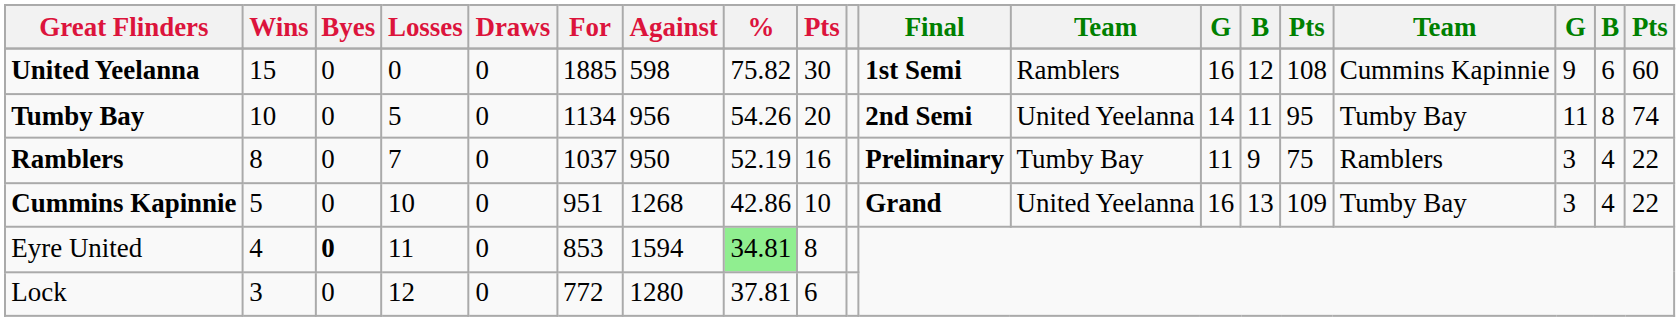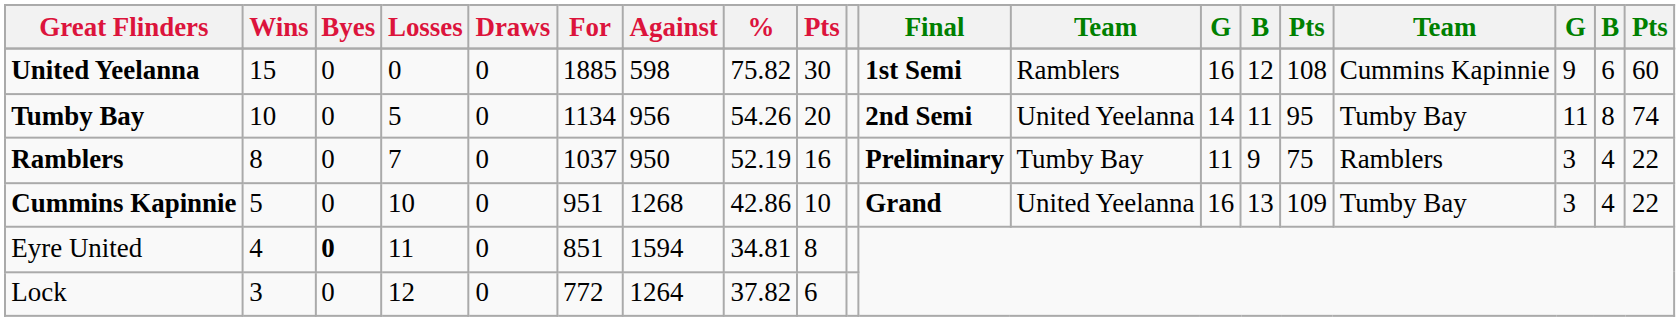(583, 248) 853 -> (583, 248) 851
(761, 248) lightgreen background -> (761, 248) no background
(657, 292) 1280 -> (657, 292) 1264
(761, 292) 37.81 -> (761, 292) 37.82
